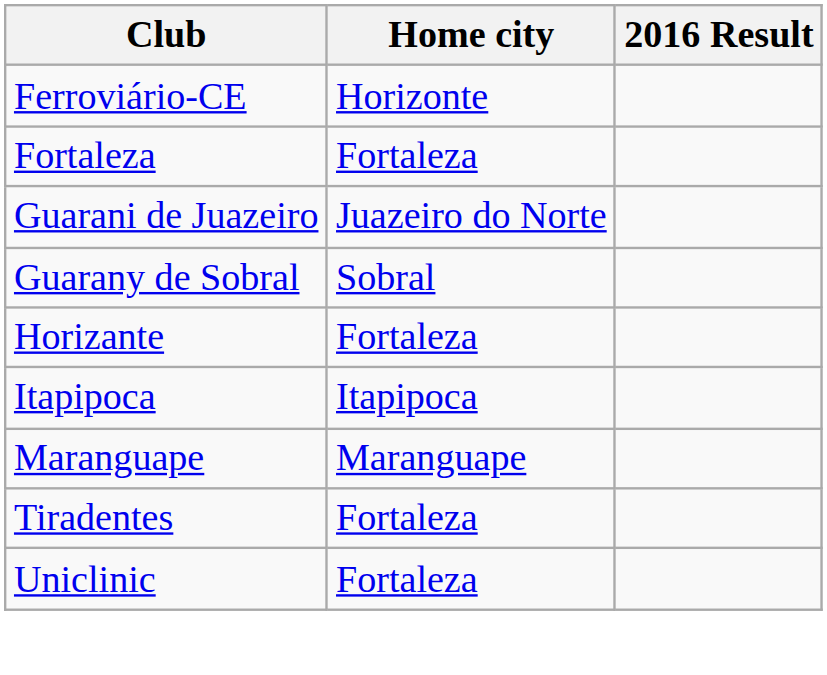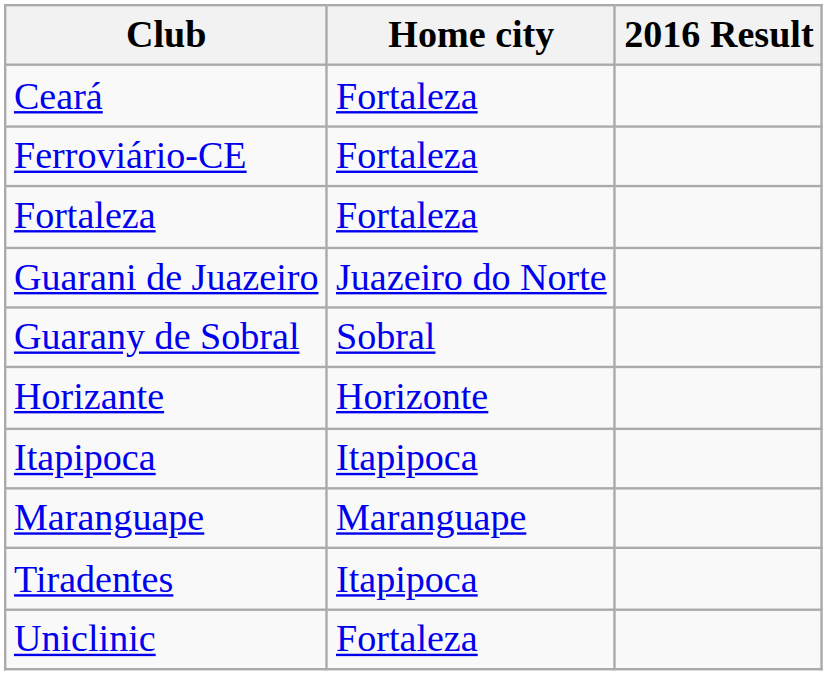+ row: (58, 95)
(412, 95) Horizonte -> (407, 155) Fortaleza
(407, 336) Fortaleza -> (412, 397) Horizonte
(407, 517) Fortaleza -> (407, 578) Itapipoca
